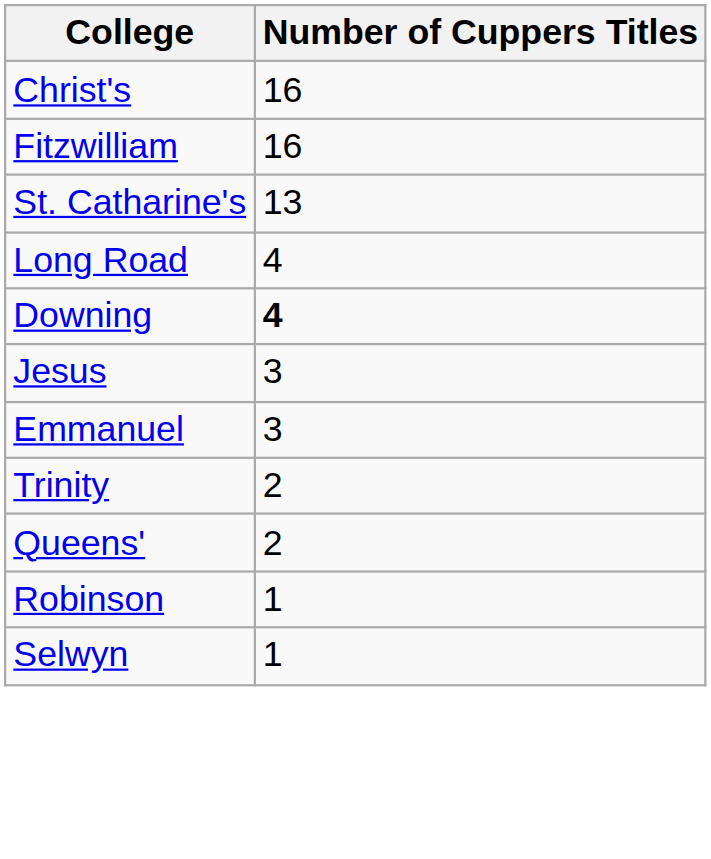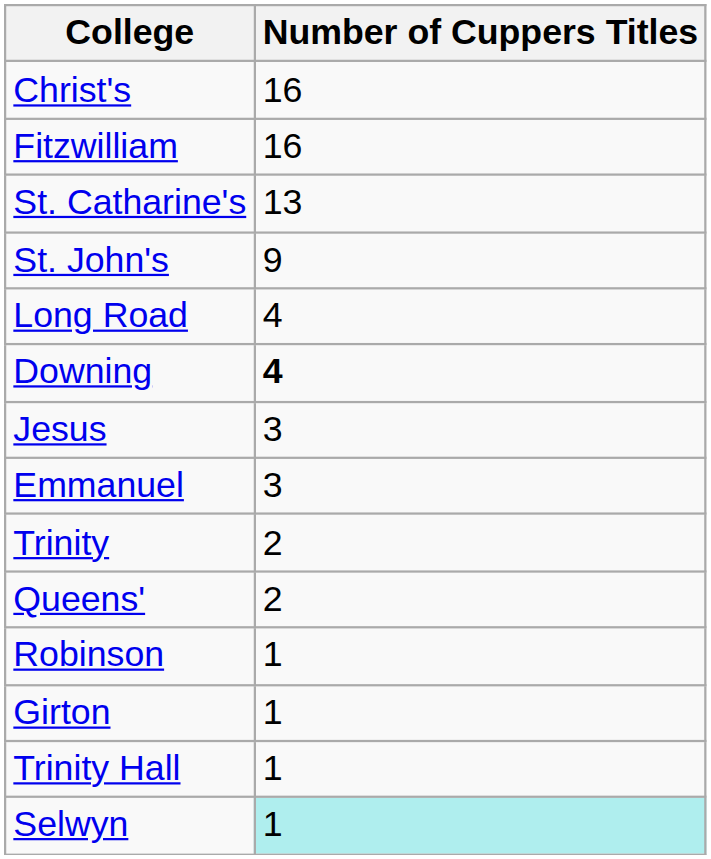+ row: (91, 259)
+ row: (62, 711)
+ row: (97, 768)
(273, 655) no background -> (273, 825) paleturquoise background
